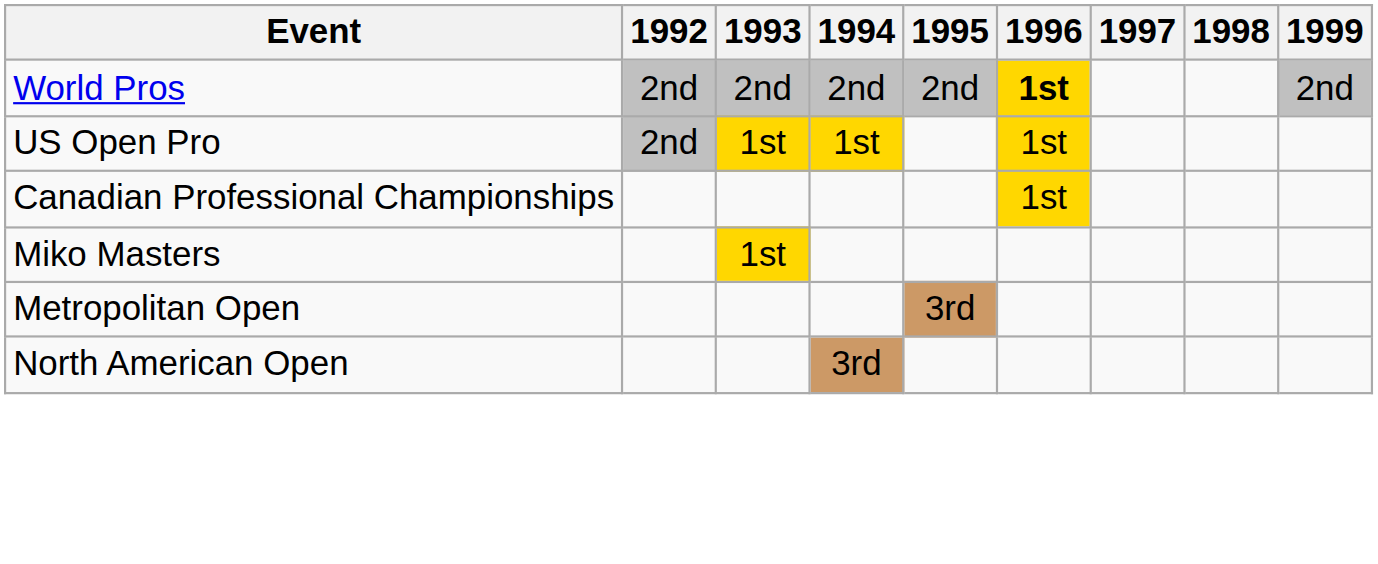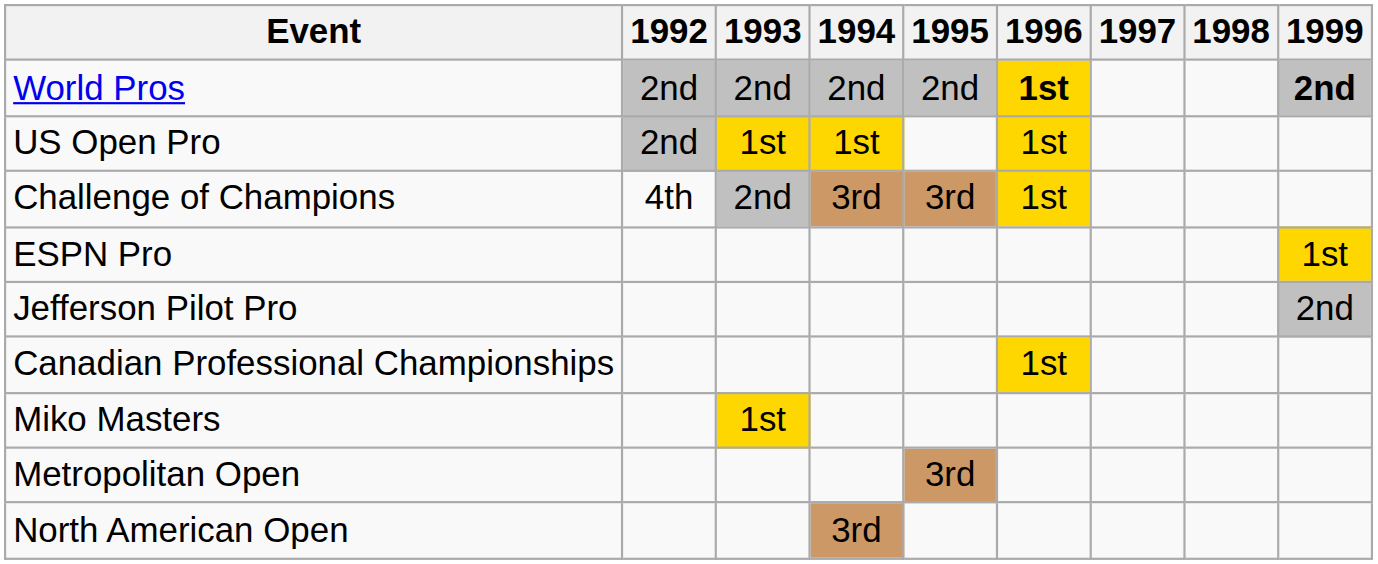(1325, 87) normal -> (1325, 87) bold
+ row: (204, 198)
+ row: (93, 253)
+ row: (155, 308)
